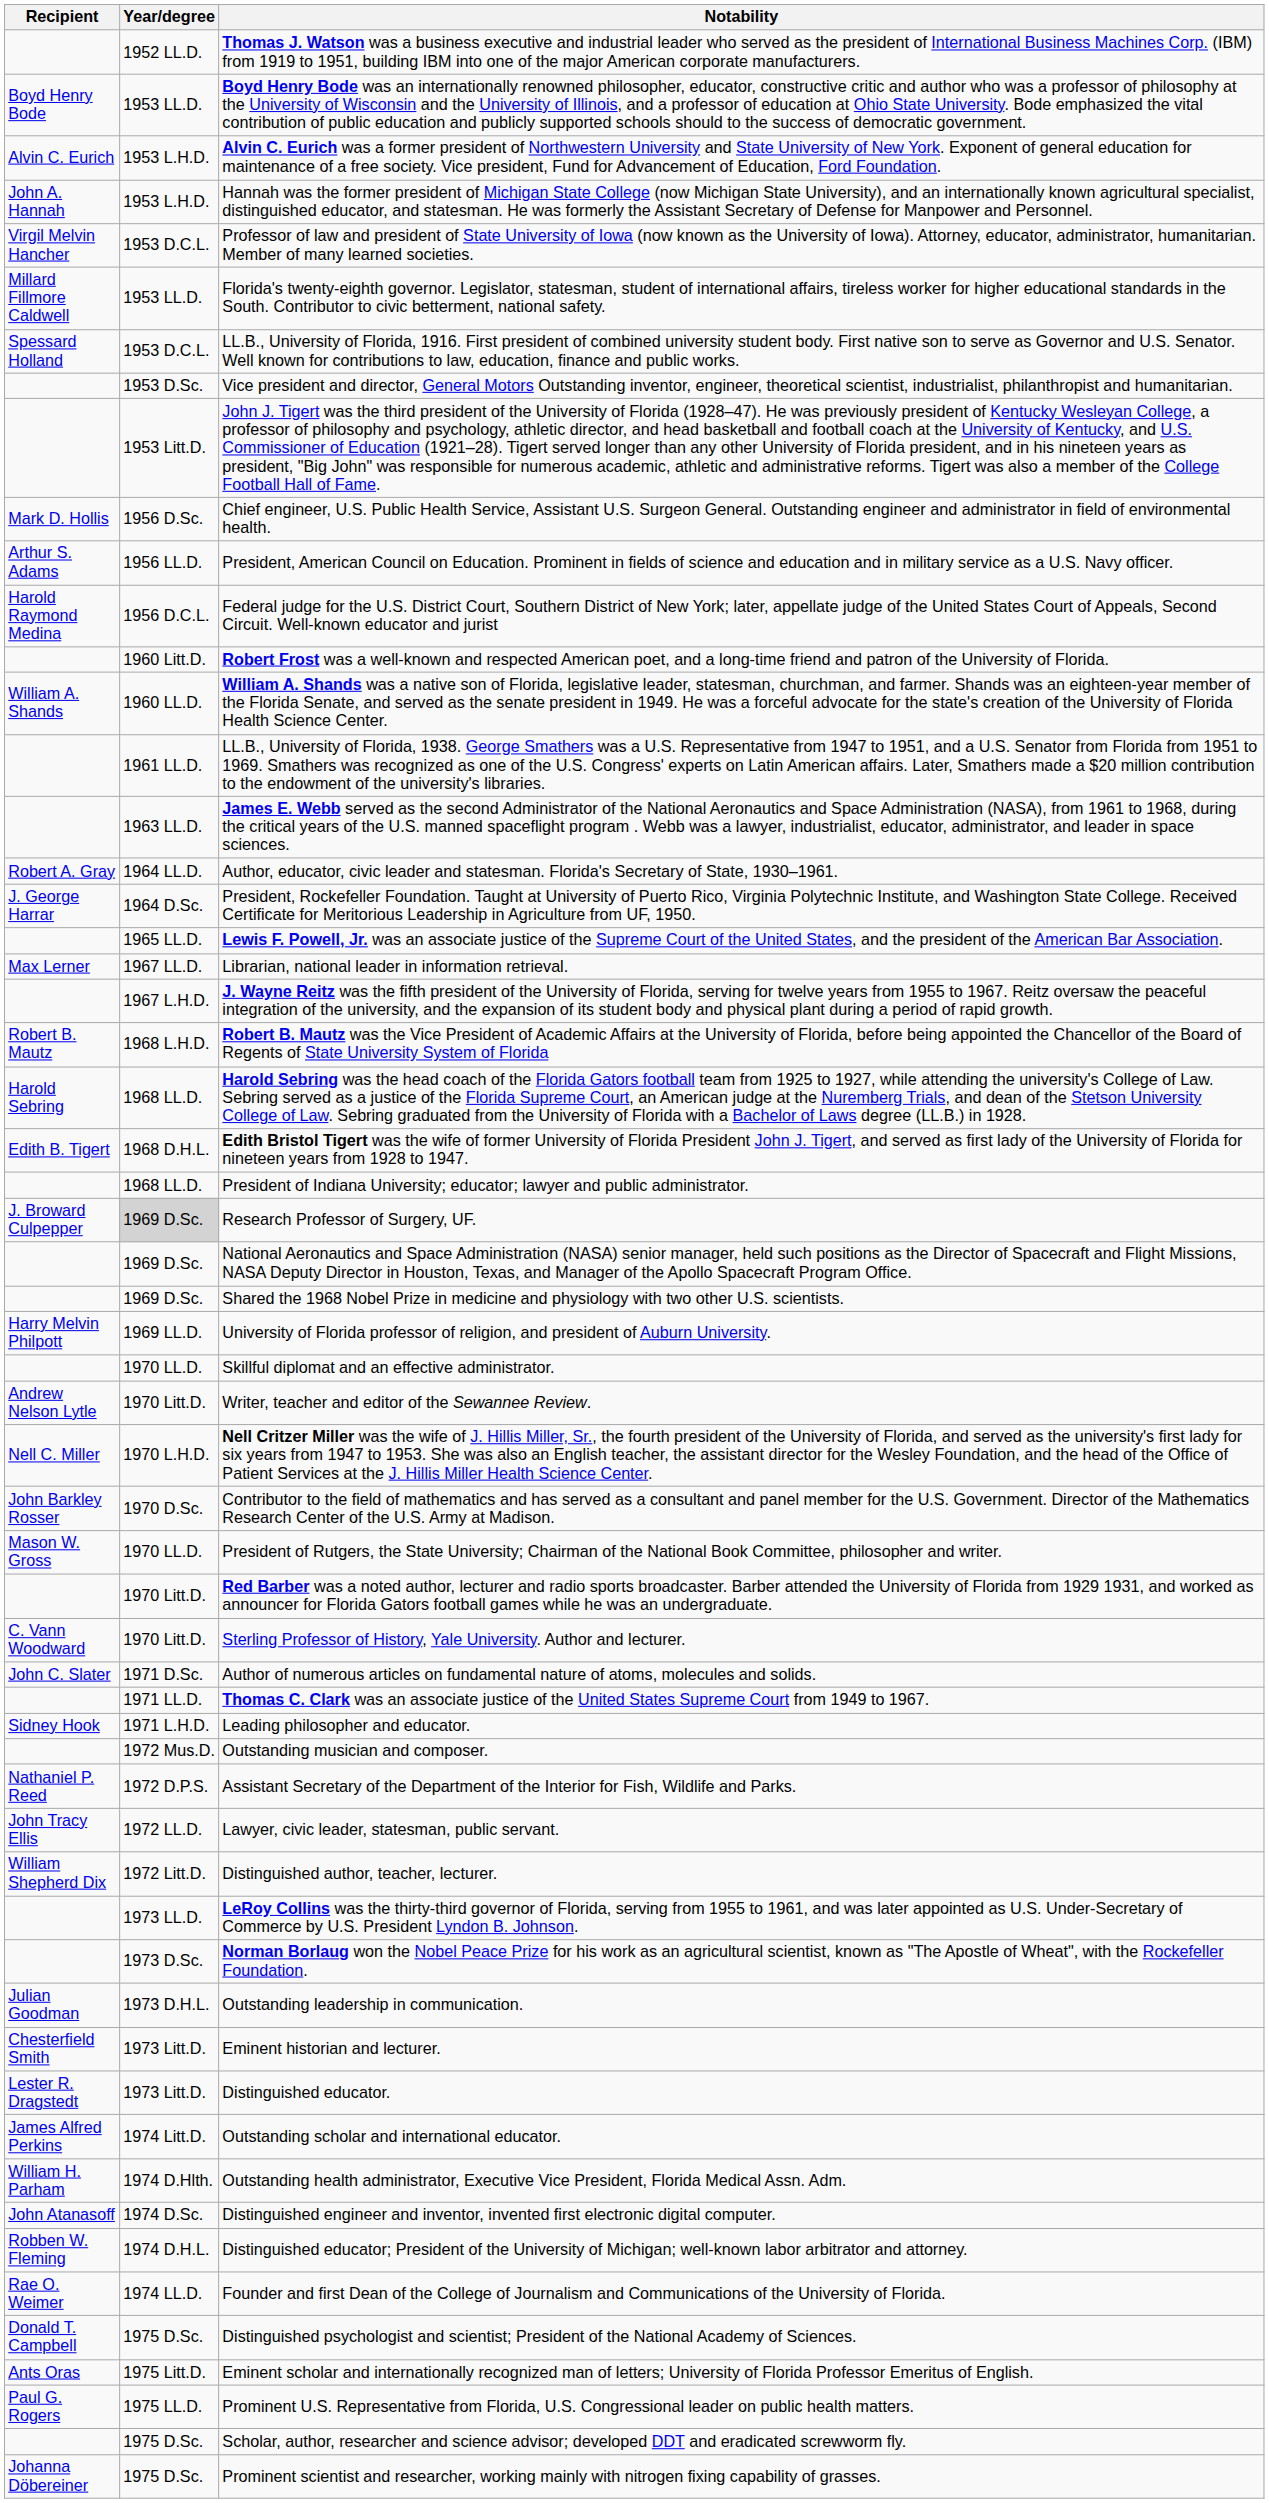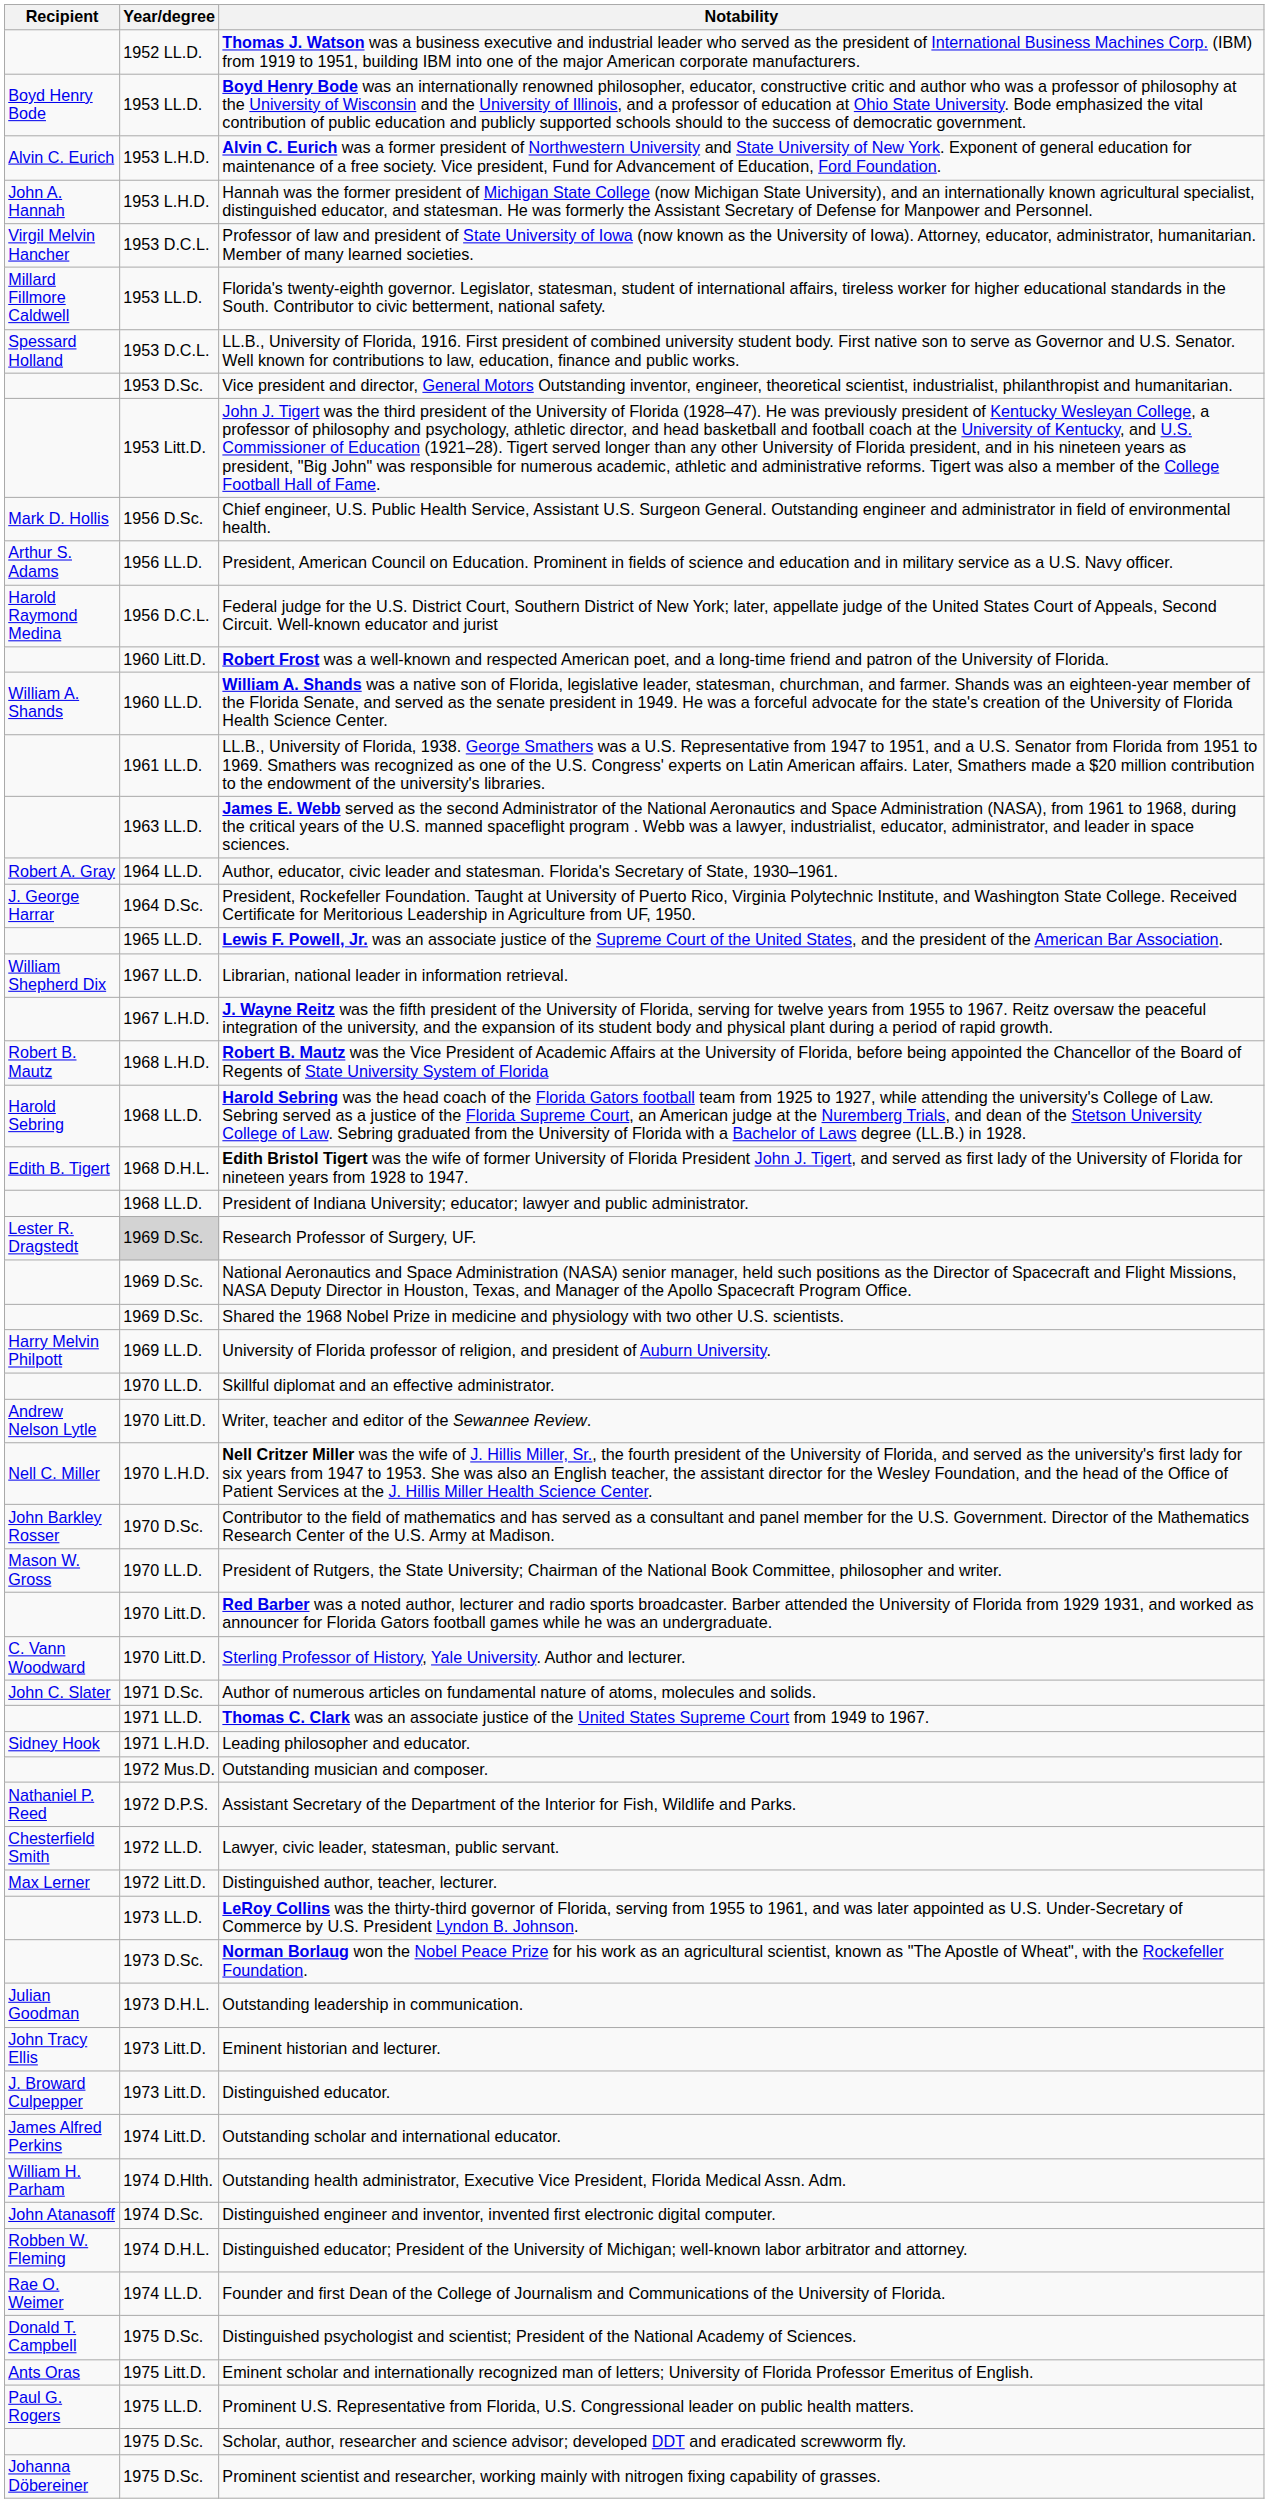(49, 966) Max Lerner -> (57, 975) William Shepherd Dix
(47, 1219) J. Broward Culpepper -> (43, 1238) Lester R. Dragstedt
(48, 1830) John Tracy Ellis -> (51, 1848) Chesterfield Smith
(57, 1873) William Shepherd Dix -> (49, 1882) Max Lerner
(51, 2049) Chesterfield Smith -> (48, 2049) John Tracy Ellis
(43, 2092) Lester R. Dragstedt -> (47, 2092) J. Broward Culpepper
